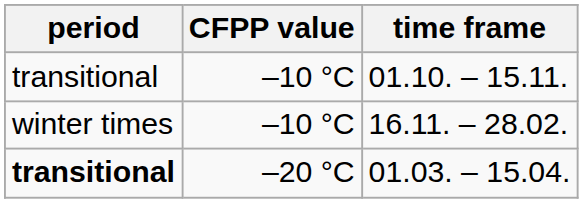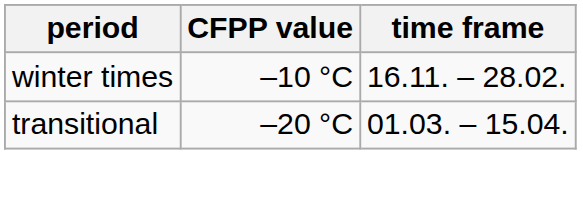- row: (468, 76)
(93, 172) bold -> (85, 124) normal
